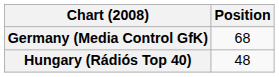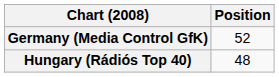(243, 38) 68 -> (243, 38) 52
